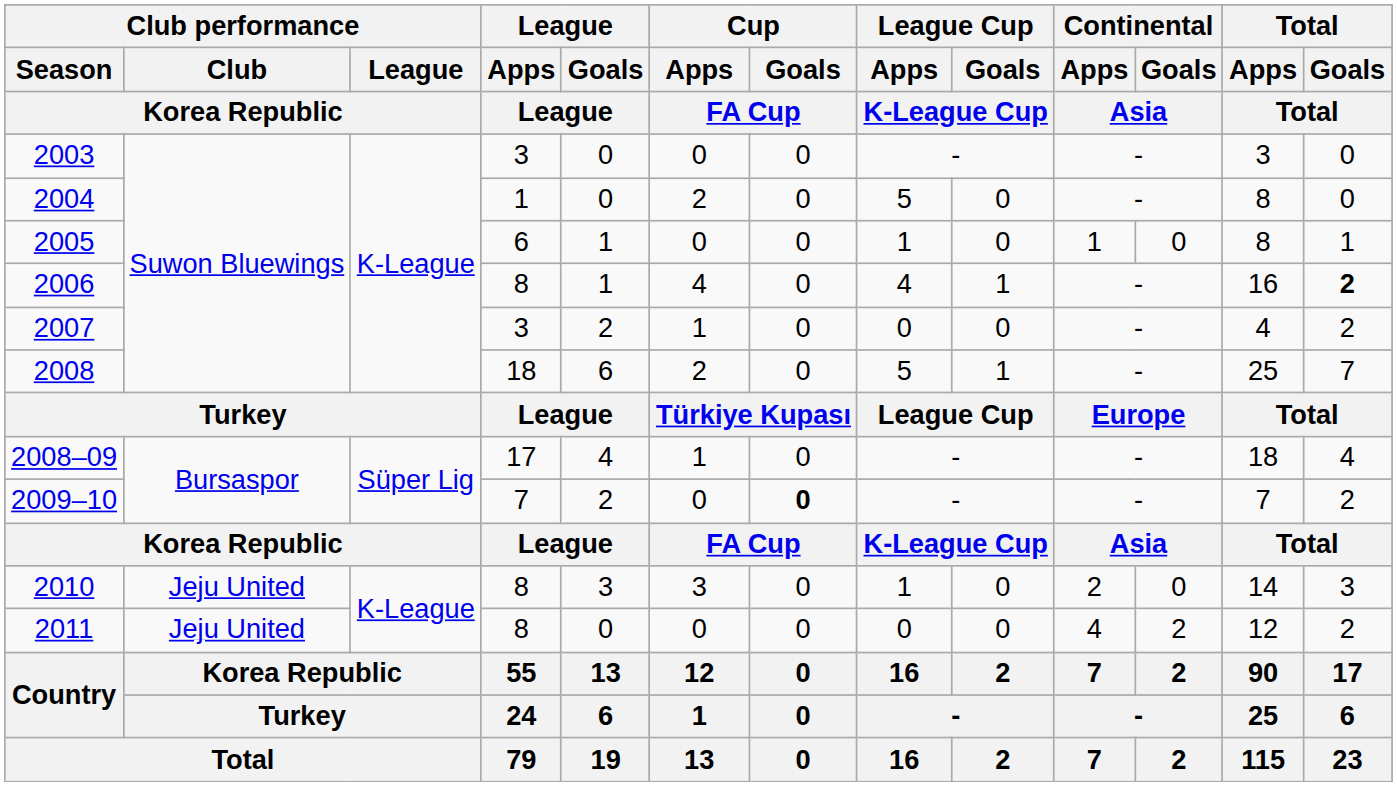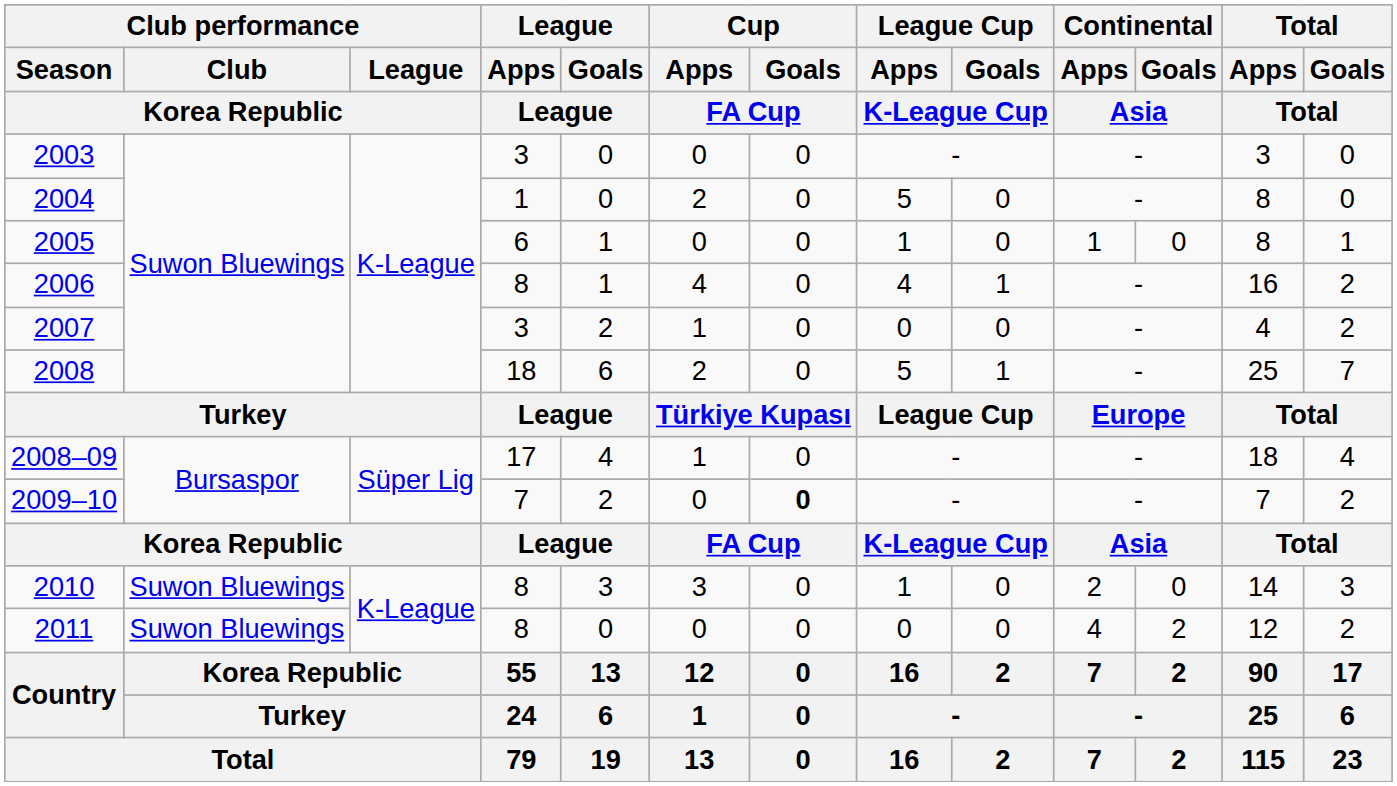(1347, 284) bold -> (1347, 284) normal
(237, 586) Jeju United -> (237, 586) Suwon Bluewings
(237, 629) Jeju United -> (237, 629) Suwon Bluewings
